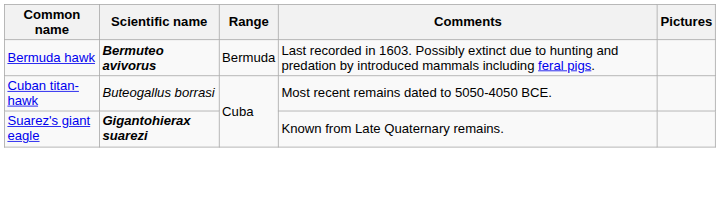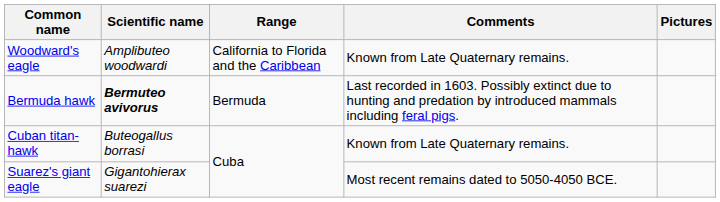+ row: (43, 57)
(417, 93) Most recent remains dated to 5050-4050 BCE. -> (458, 143) Known from Late Quaternary remains.
(147, 128) bold -> (145, 179) normal
(393, 128) Known from Late Quaternary remains. -> (482, 179) Most recent remains dated to 5050-4050 BCE.
